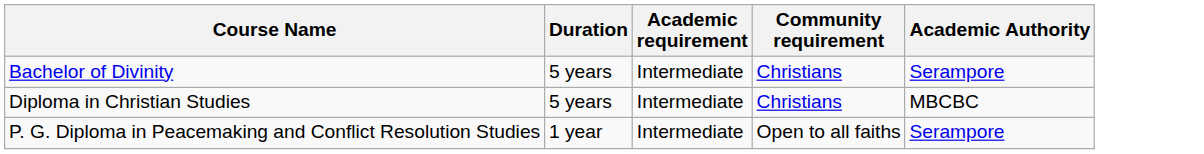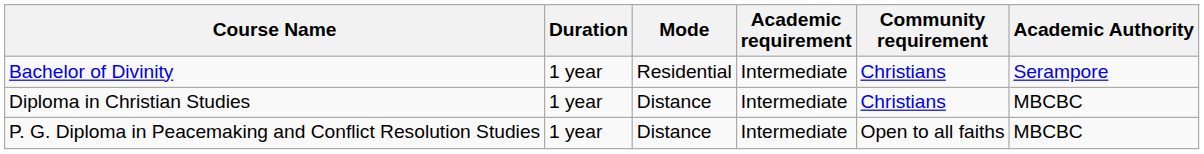+ column: (684, 30)
(580, 71) 5 years -> (576, 71) 1 year
(580, 102) 5 years -> (576, 102) 1 year
(957, 132) Serampore -> (1048, 132) MBCBC
